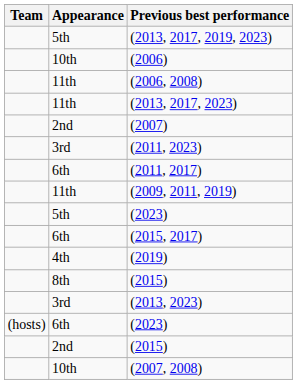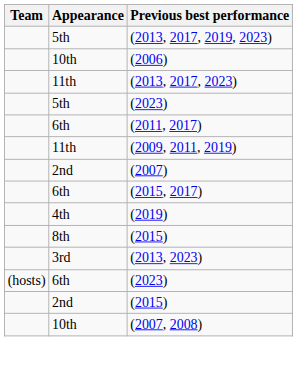- row: (64, 81)
rows swapped: (62, 125) <-> (61, 214)
- row: (61, 147)
